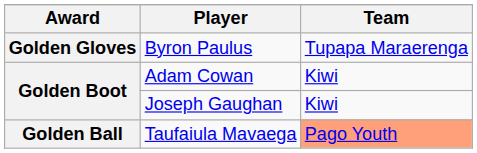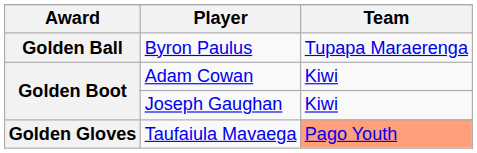(73, 47) Golden Gloves -> (73, 47) Golden Ball
(73, 133) Golden Ball -> (73, 133) Golden Gloves
